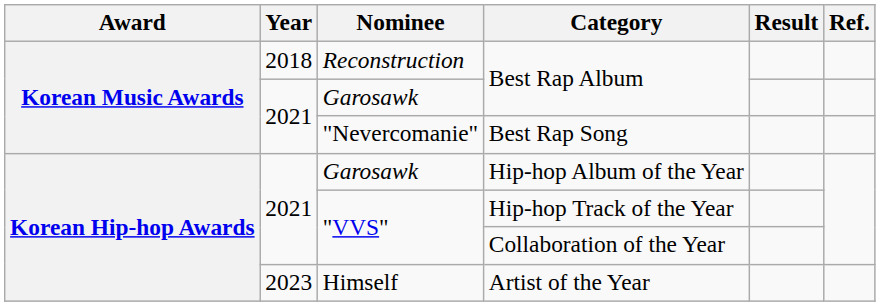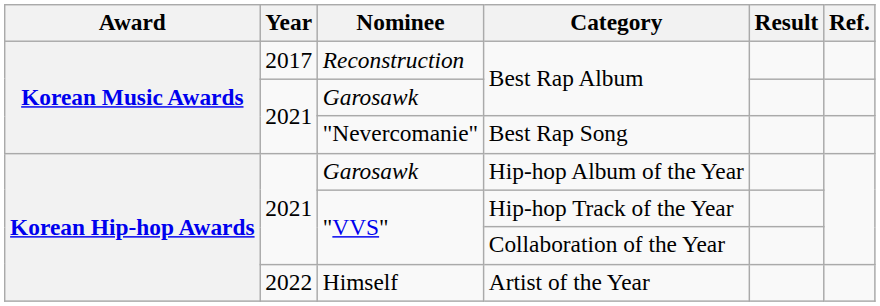(289, 60) 2018 -> (289, 60) 2017
(289, 282) 2023 -> (289, 282) 2022
